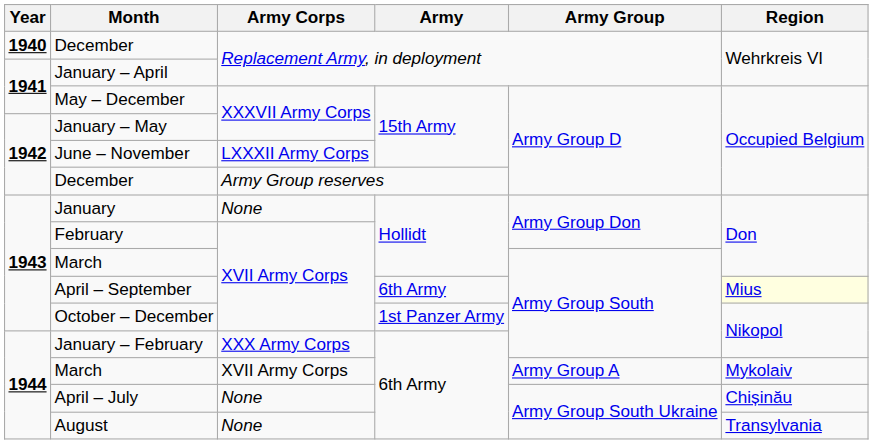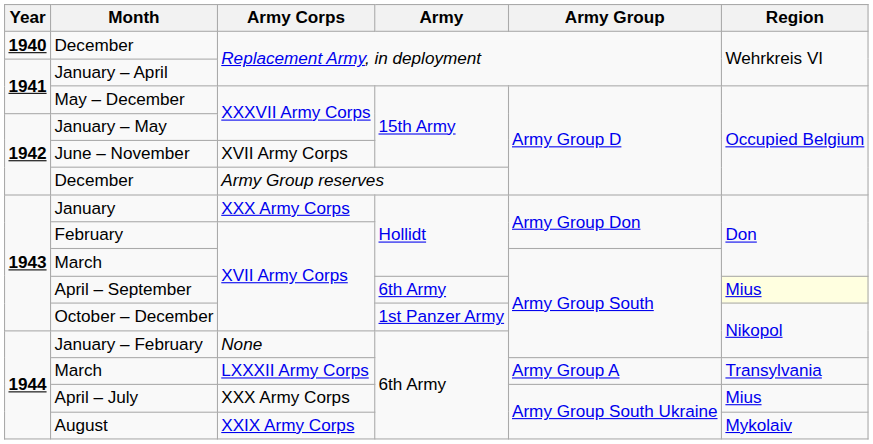(295, 153) LXXXII Army Corps -> (285, 153) XVII Army Corps
(242, 208) None -> (285, 208) XXX Army Corps
(285, 343) XXX Army Corps -> (242, 343) None
(285, 371) XVII Army Corps -> (295, 371) LXXXII Army Corps
(759, 371) Mykolaiv -> (774, 371) Transylvania
(242, 398) None -> (285, 398) XXX Army Corps
(759, 398) Chișinău -> (743, 398) Mius
(242, 425) None -> (288, 425) XXIX Army Corps
(774, 425) Transylvania -> (759, 425) Mykolaiv
